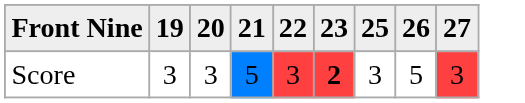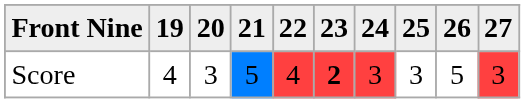+ column: (375, 27)
(170, 73) 3 -> (170, 73) 4
(293, 73) 3 -> (293, 73) 4
